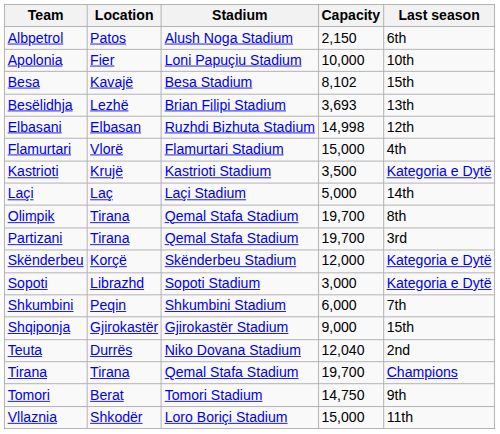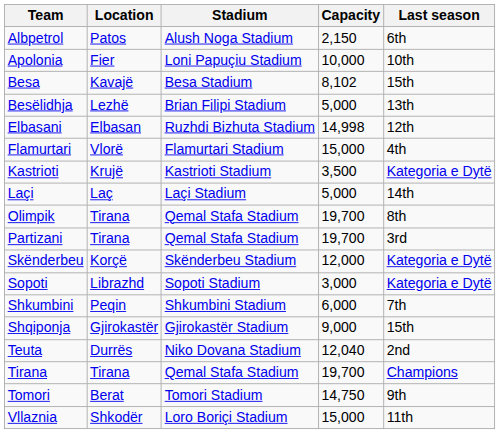(339, 104) 3,693 -> (339, 104) 5,000
